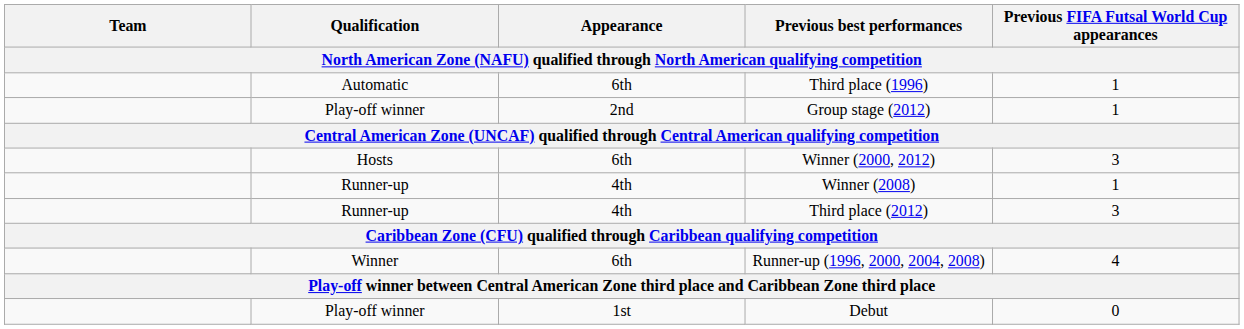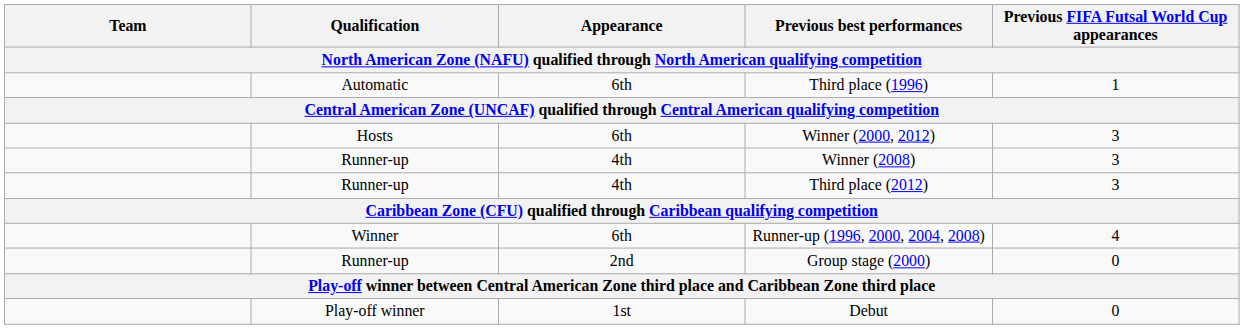- row: (869, 110)
(1116, 185) 1 -> (1116, 160) 3
+ row: (869, 260)
